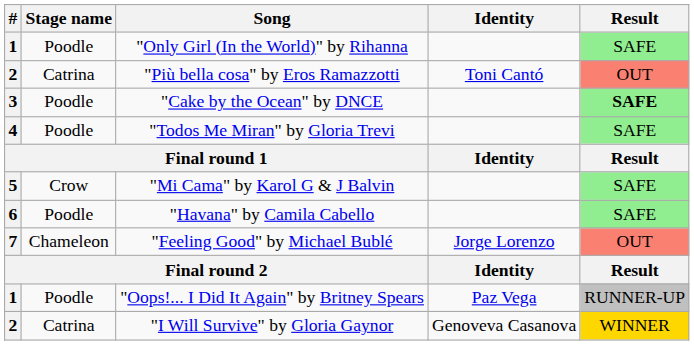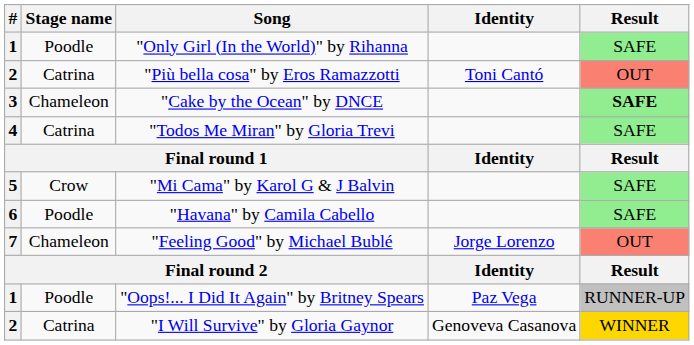(69, 102) Poodle -> (69, 102) Chameleon
(69, 130) Poodle -> (69, 130) Catrina
